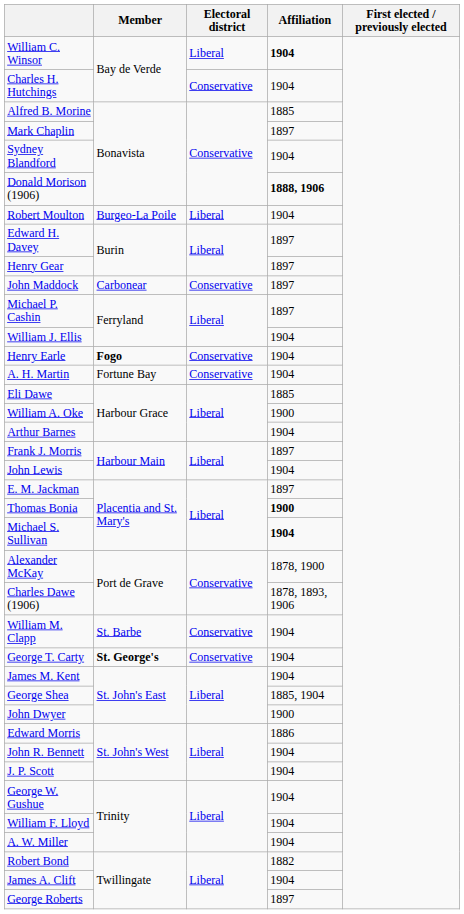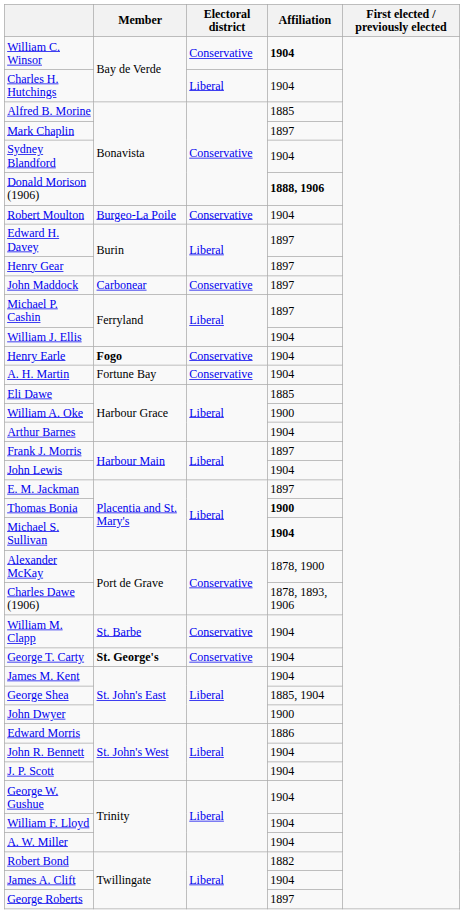(207, 53) Liberal -> (221, 53) Conservative
(221, 85) Conservative -> (207, 85) Liberal
(207, 214) Liberal -> (221, 214) Conservative
